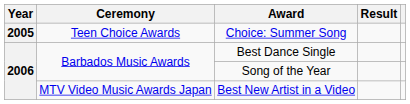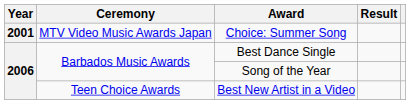(20, 33) 2005 -> (20, 33) 2001
(126, 33) Teen Choice Awards -> (126, 33) MTV Video Music Awards Japan
(126, 90) MTV Video Music Awards Japan -> (126, 90) Teen Choice Awards
